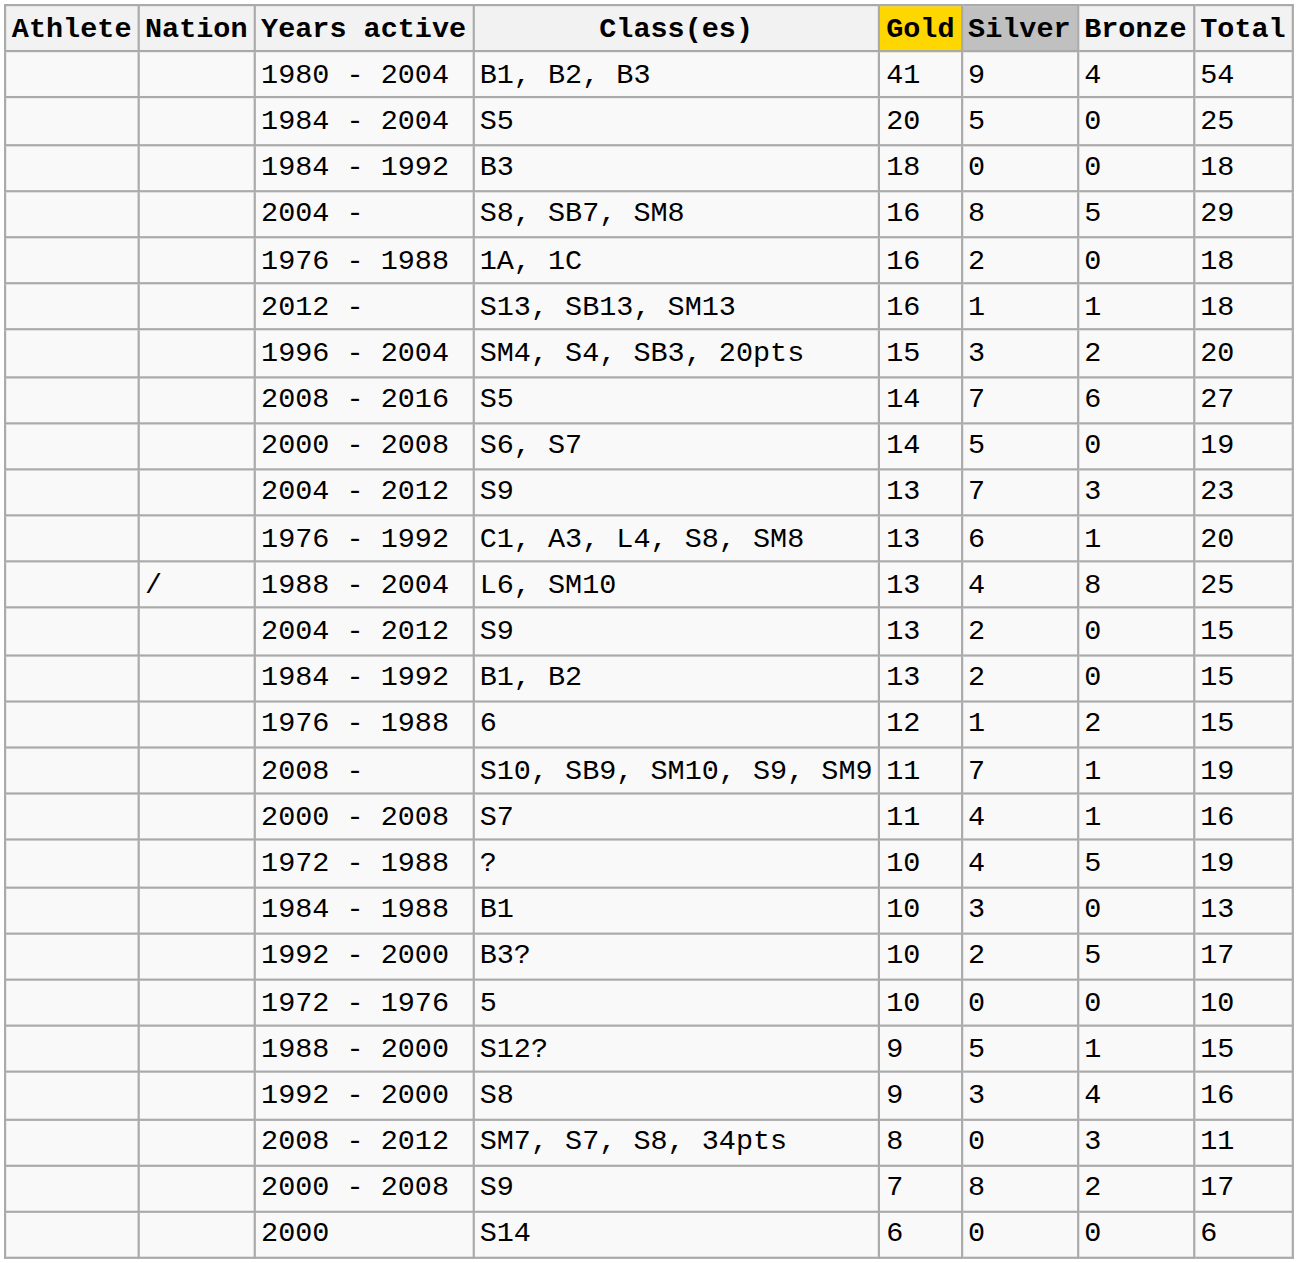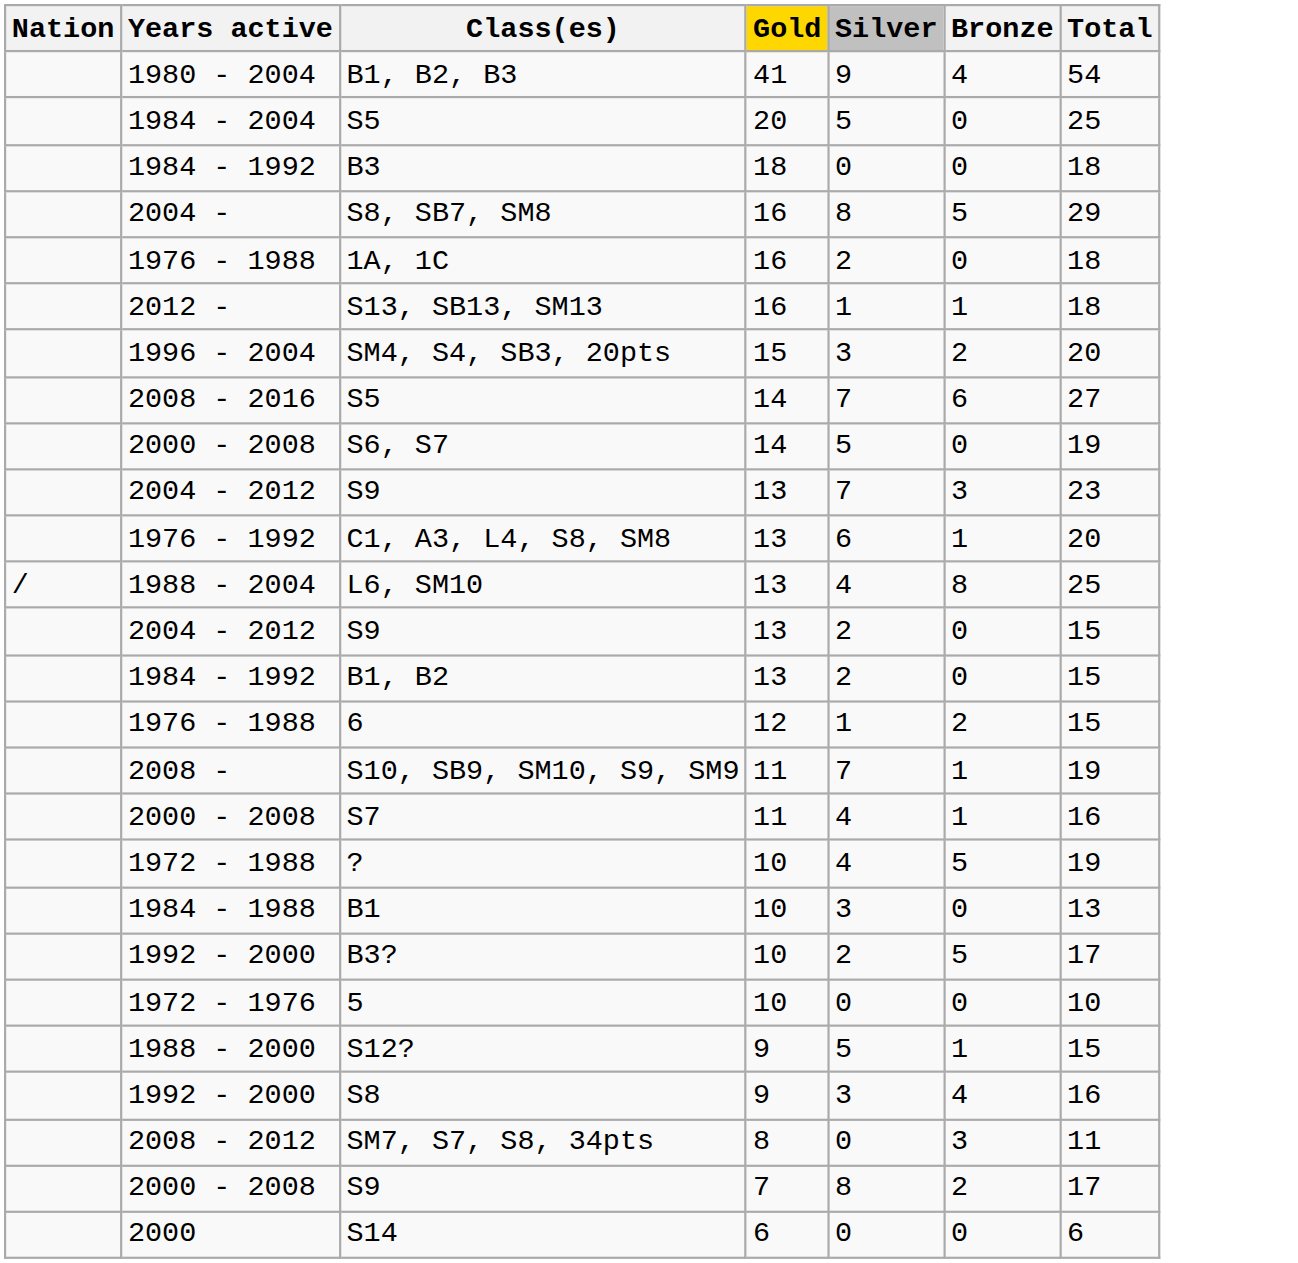- column: (72, 28)
